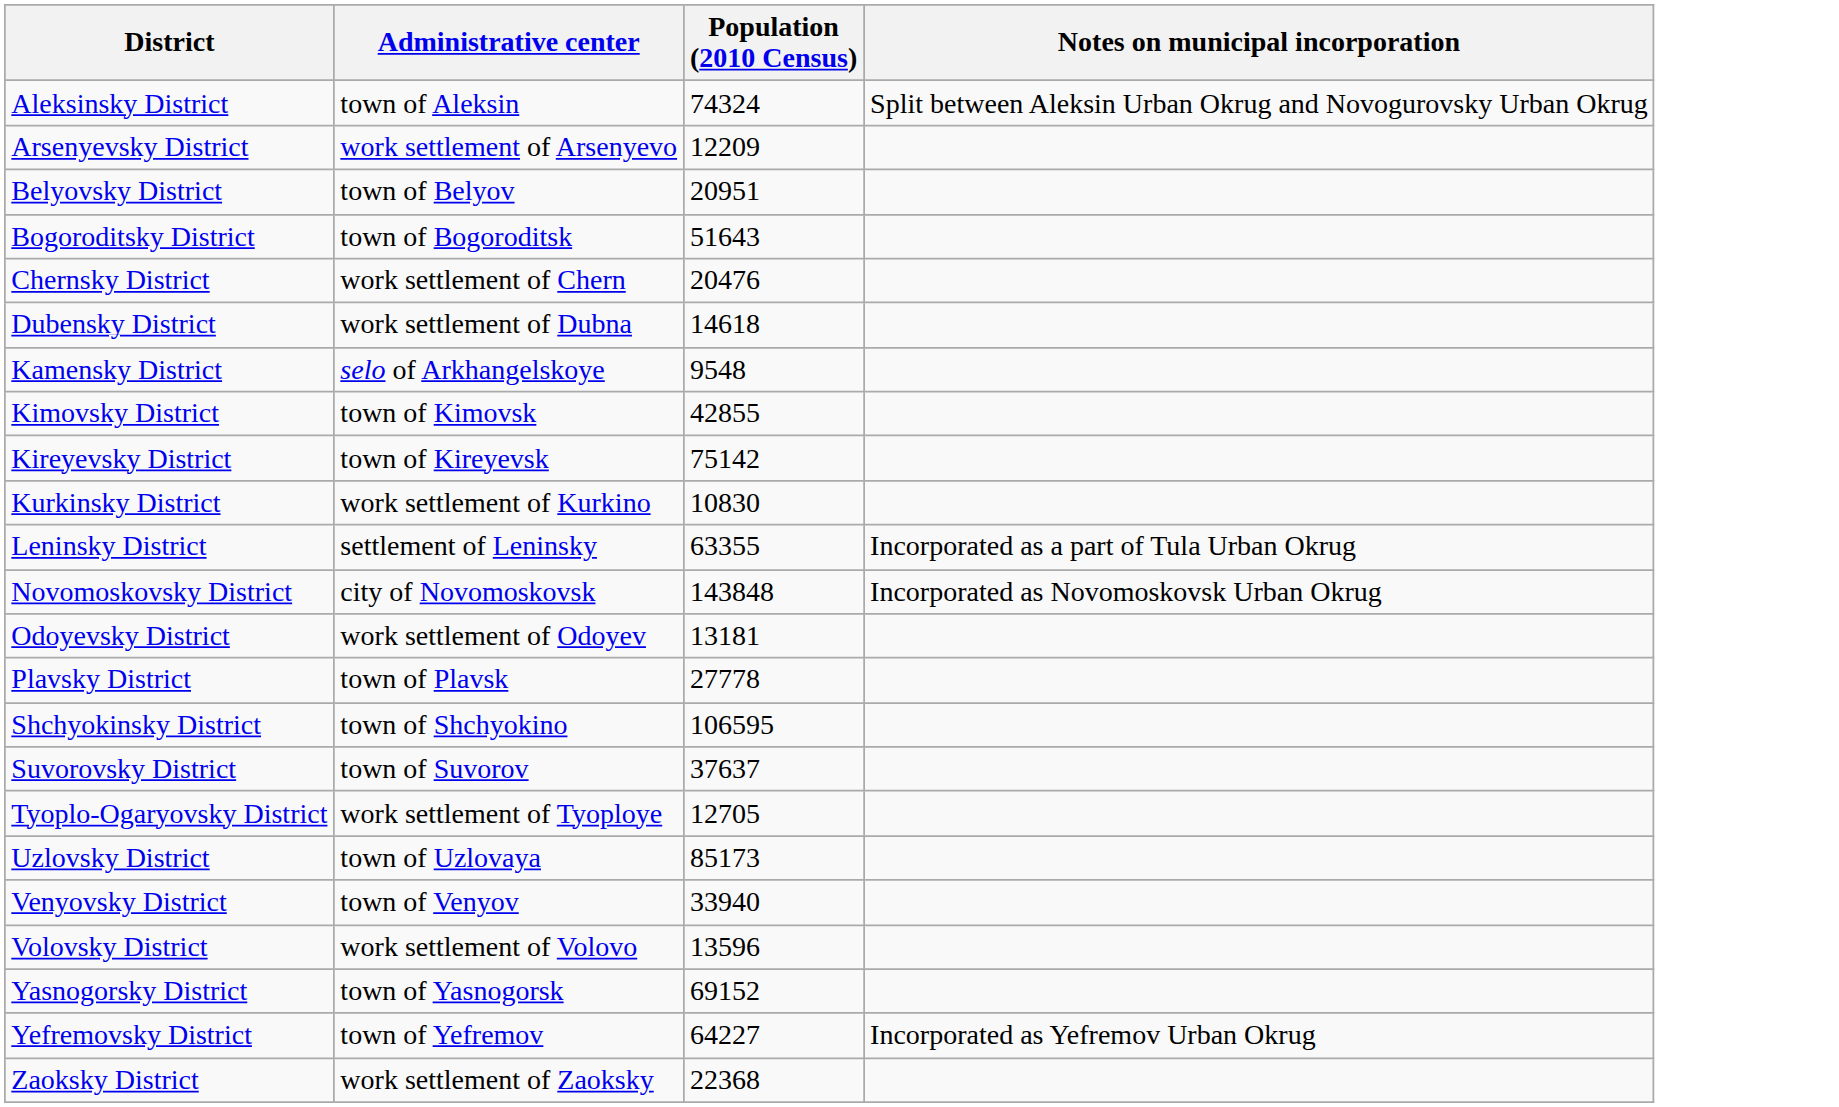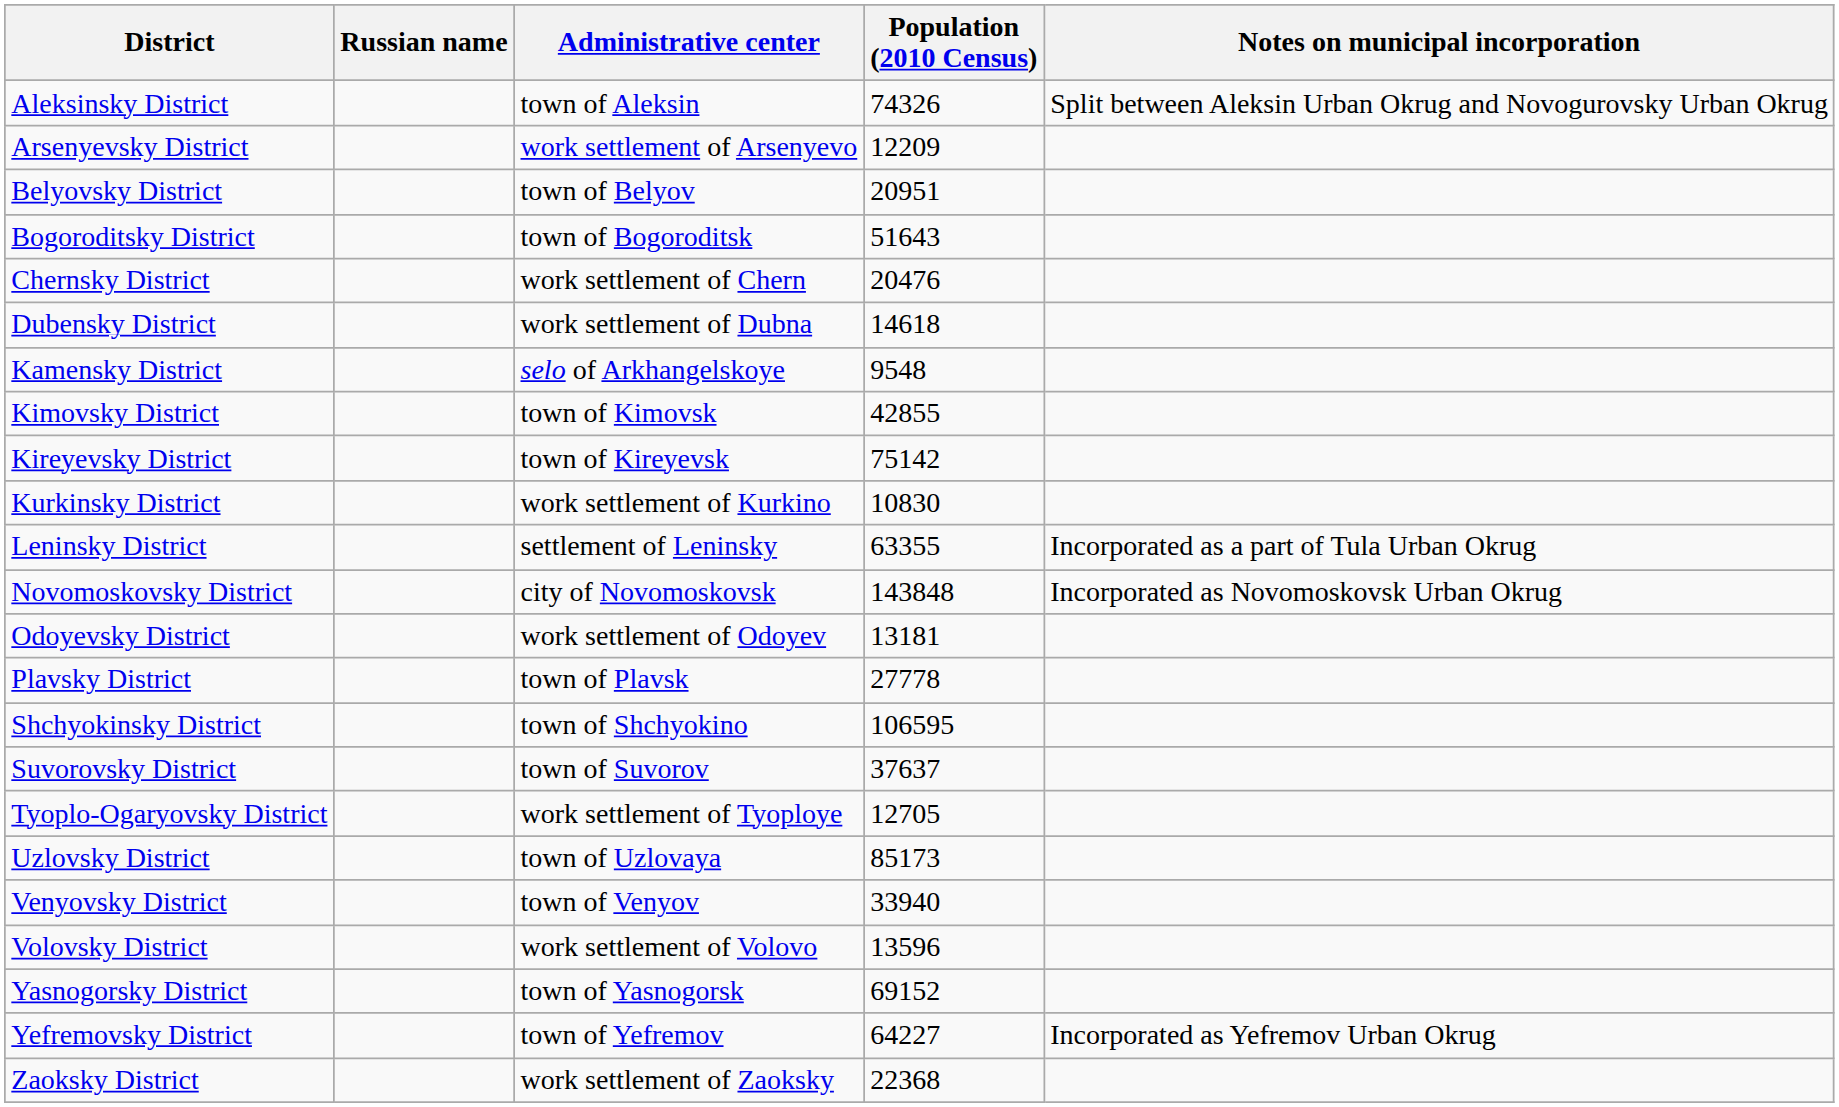+ column: (424, 42)
(725, 102) 74324 -> (905, 102) 74326
